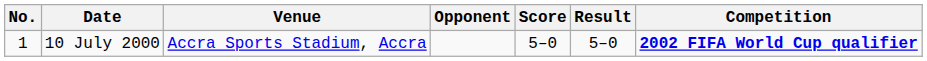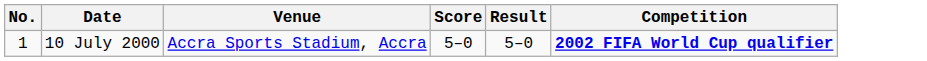- column: (473, 18)
